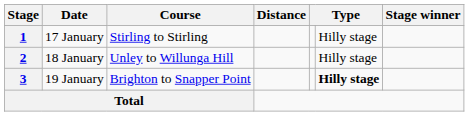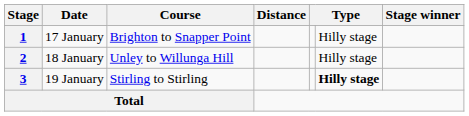(159, 36) Stirling to Stirling -> (180, 36) Brighton to Snapper Point
(180, 79) Brighton to Snapper Point -> (159, 79) Stirling to Stirling
